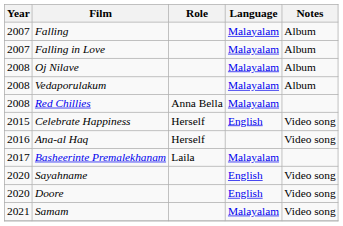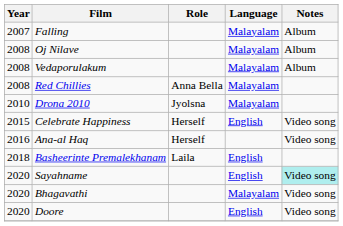- row: (70, 49)
+ row: (62, 103)
(18, 157) 2017 -> (18, 157) 2018
(253, 157) Malayalam -> (245, 157) English
(310, 175) no background -> (310, 175) paleturquoise background
+ row: (61, 193)
- row: (52, 211)
